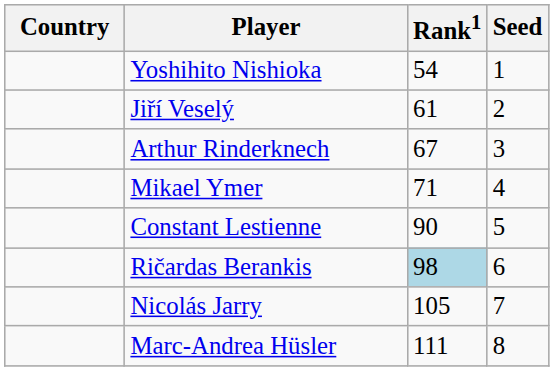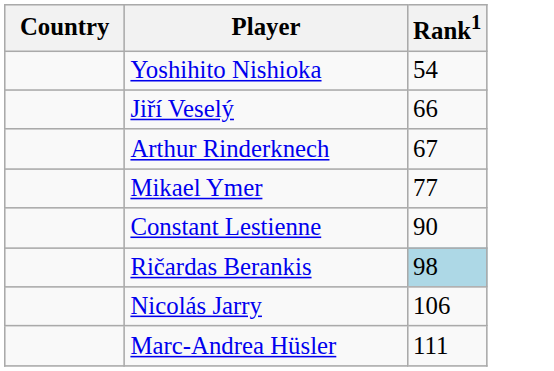- column: (518, 27)
(426, 109) 61 -> (426, 109) 66
(426, 188) 71 -> (426, 188) 77
(432, 306) 105 -> (432, 306) 106
